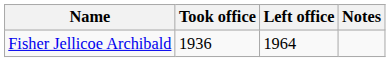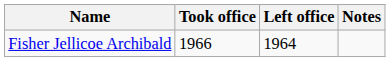(195, 43) 1936 -> (195, 43) 1966
